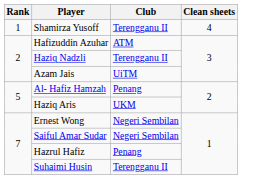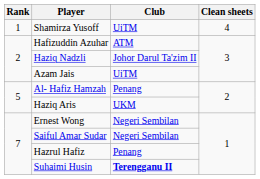(140, 27) Terengganu II -> (125, 27) UiTM
(140, 58) Terengganu II -> (155, 58) Johor Darul Ta'zim II
(140, 167) normal -> (143, 167) bold
